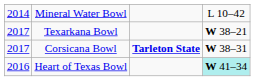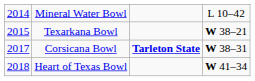(18, 31) 2017 -> (18, 31) 2015
(18, 66) 2016 -> (18, 66) 2018
(226, 66) paleturquoise background -> (226, 66) no background
